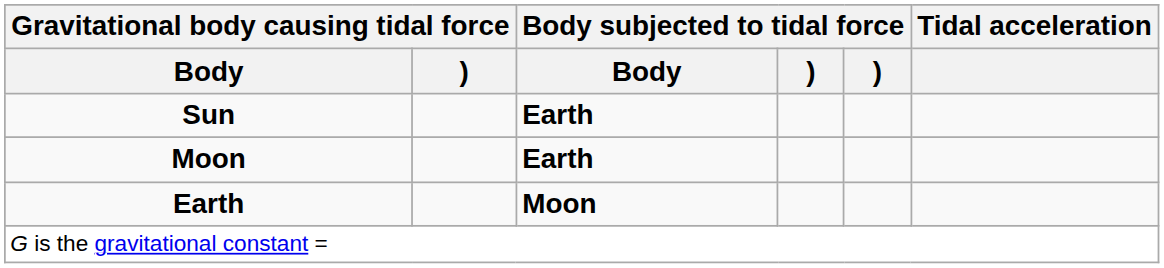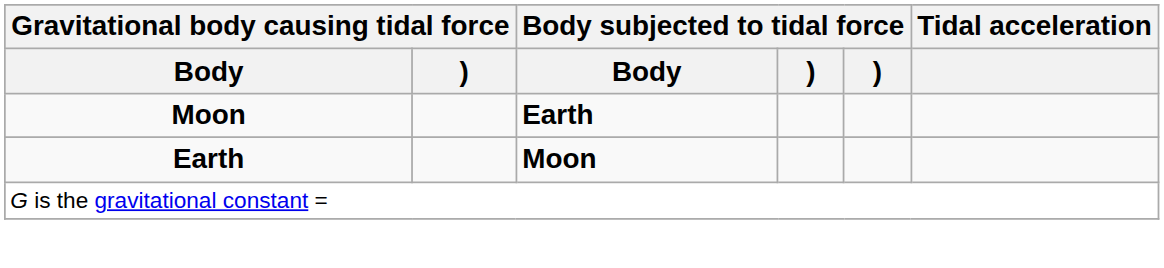- row: (209, 114)
